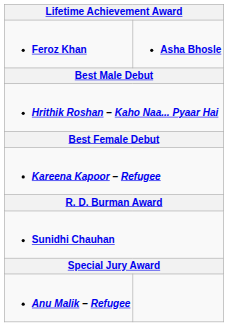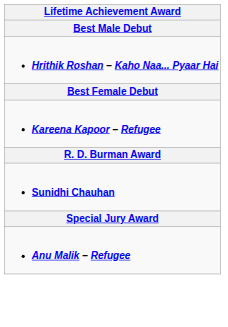- row: (69, 50)
